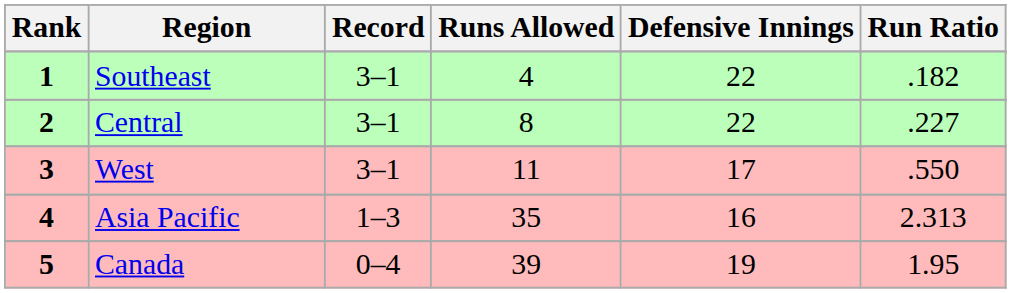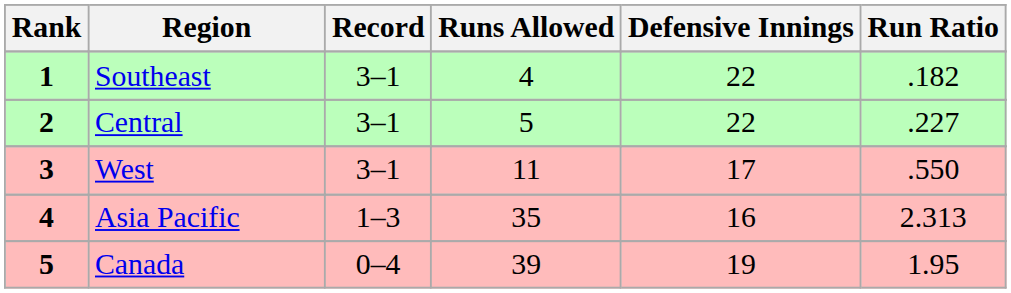(526, 122) 8 -> (526, 122) 5
